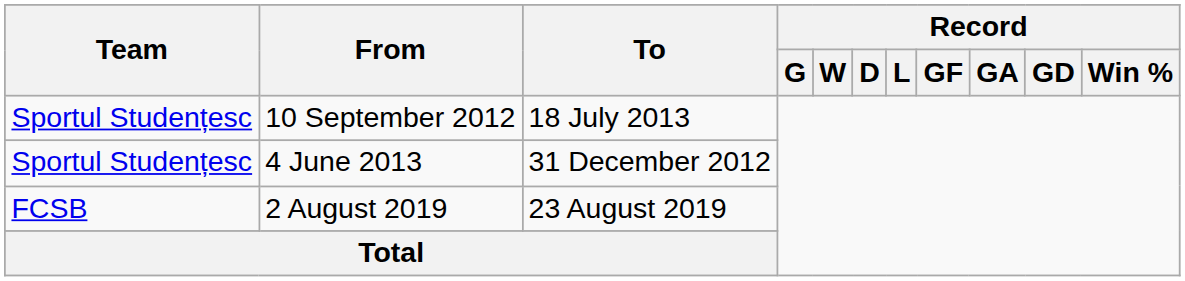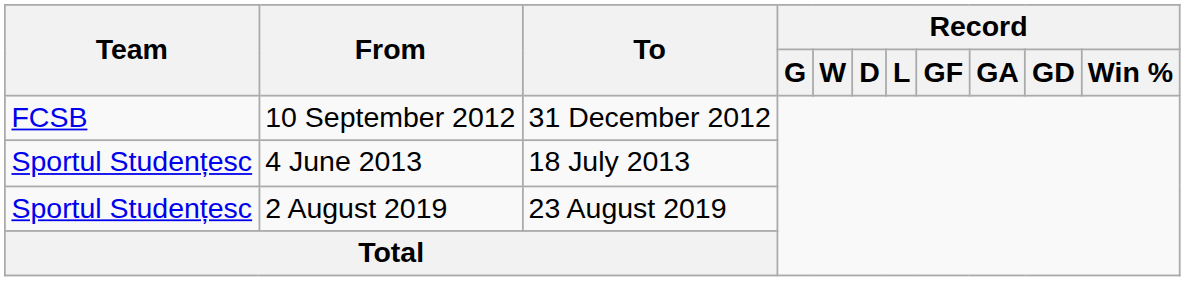(132, 117) Sportul Studențesc -> (49, 117) FCSB
(609, 117) 18 July 2013 -> (650, 117) 31 December 2012
(650, 162) 31 December 2012 -> (609, 162) 18 July 2013
(49, 207) FCSB -> (132, 207) Sportul Studențesc
